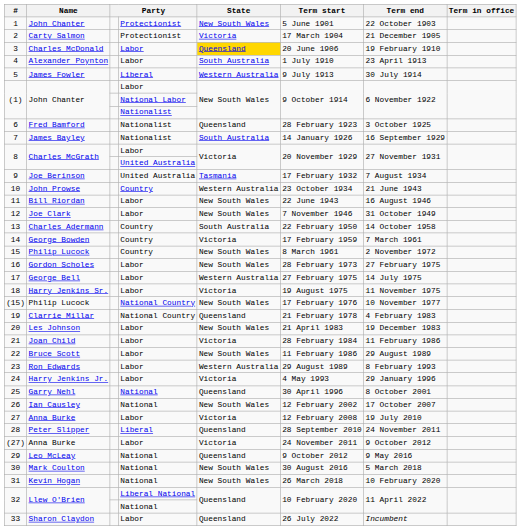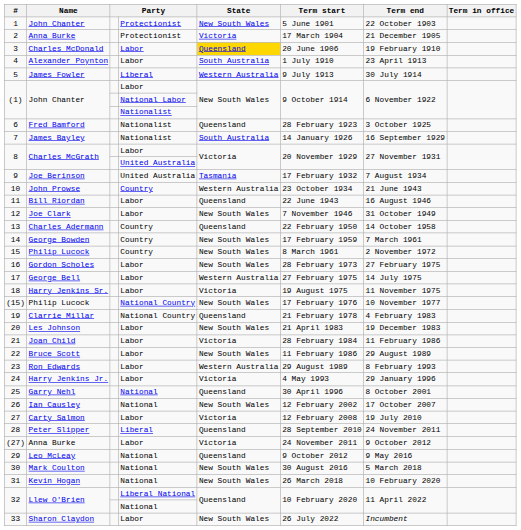(57, 36) Carty Salmon -> (52, 36) Anna Burke
(234, 201) New South Wales -> (222, 201) Queensland
(234, 227) South Australia -> (222, 227) Queensland
(218, 239) Victoria -> (234, 239) New South Wales
(52, 417) Anna Burke -> (57, 417) Carty Salmon
(222, 519) Queensland -> (234, 519) New South Wales
